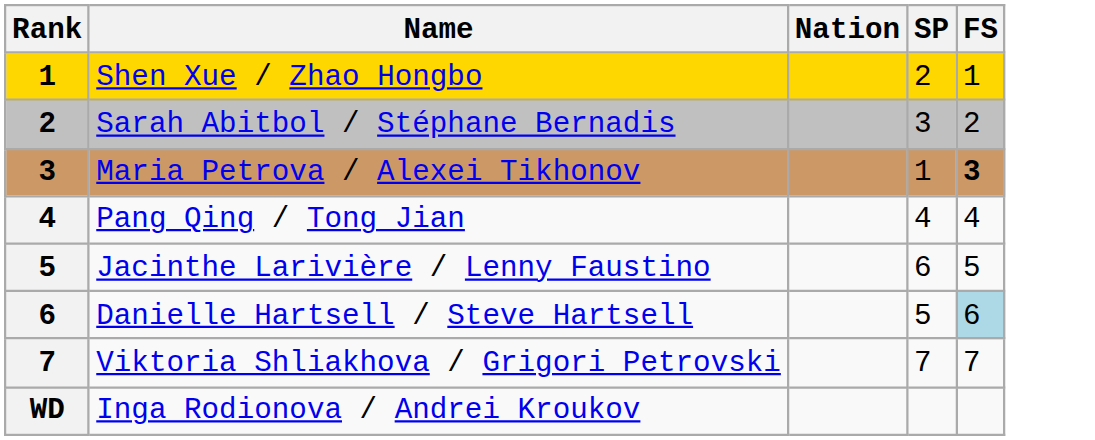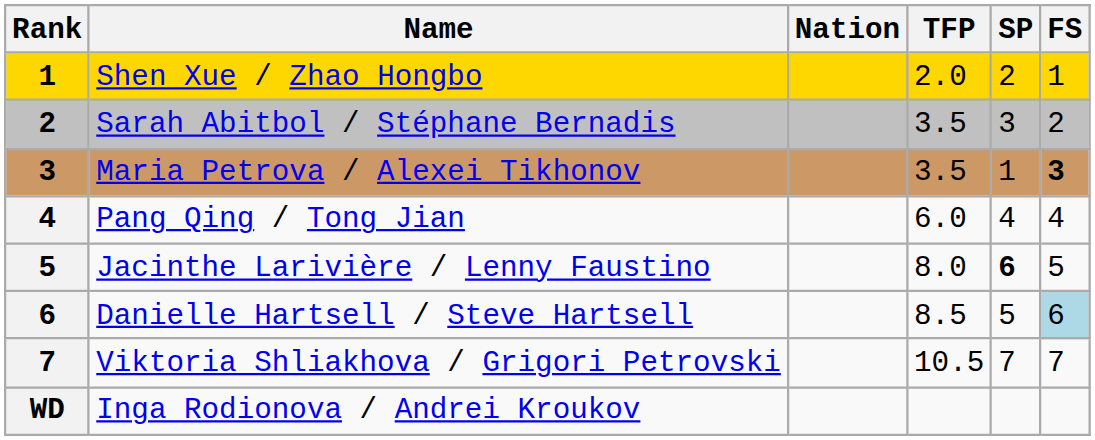+ column: (949, 29)
(923, 267) normal -> (1007, 267) bold
